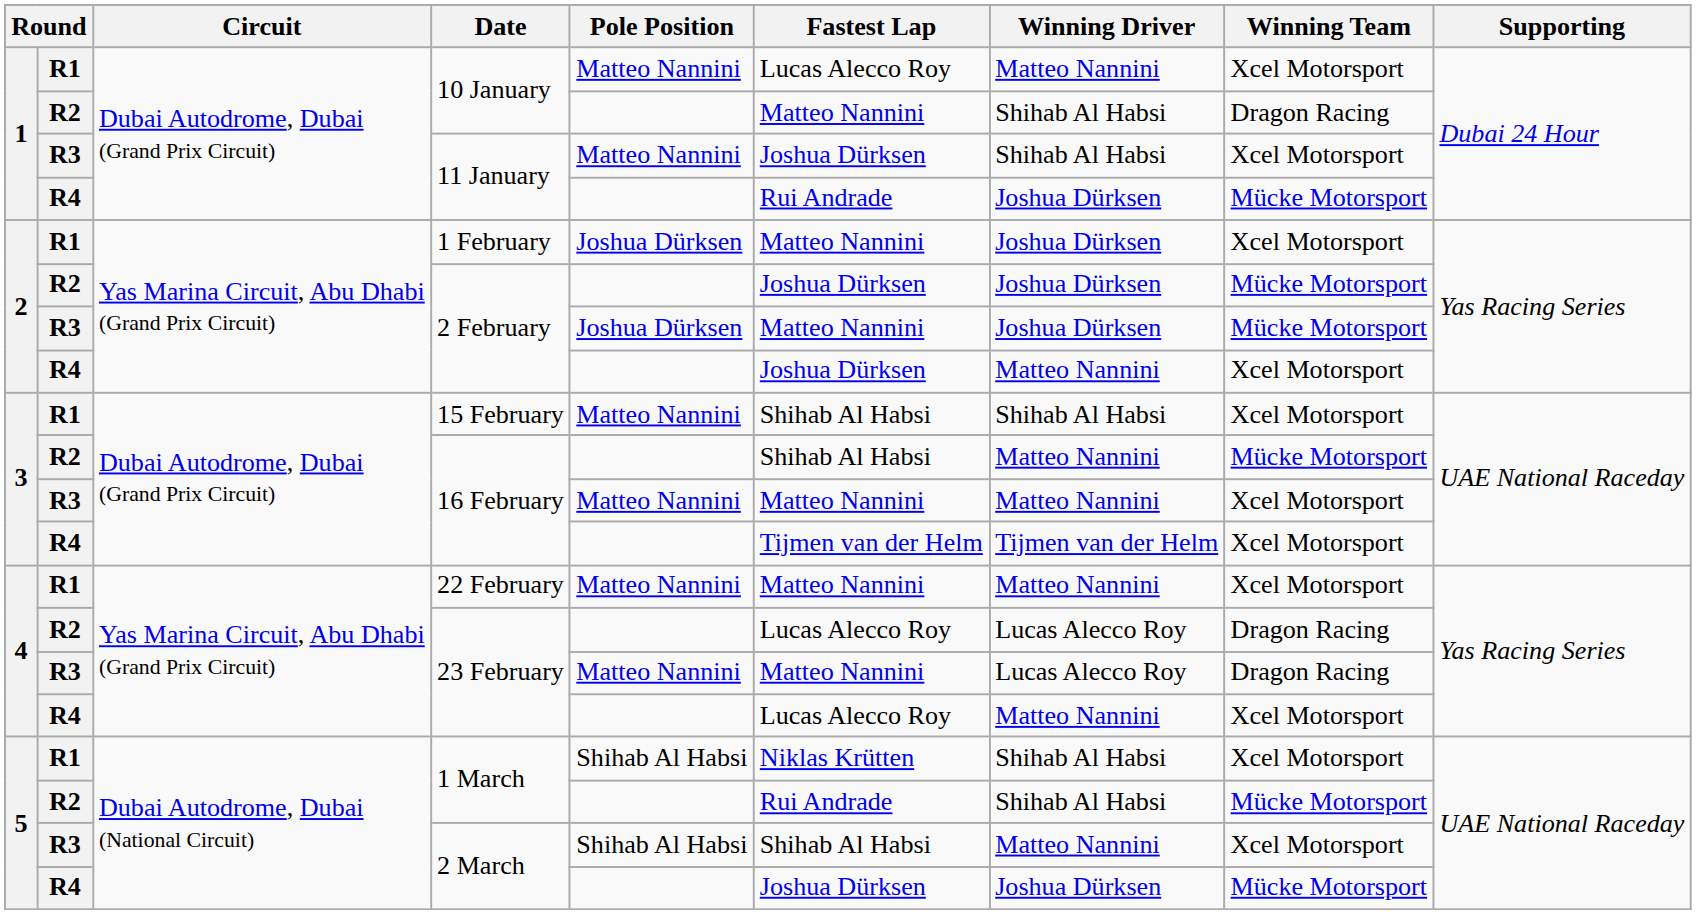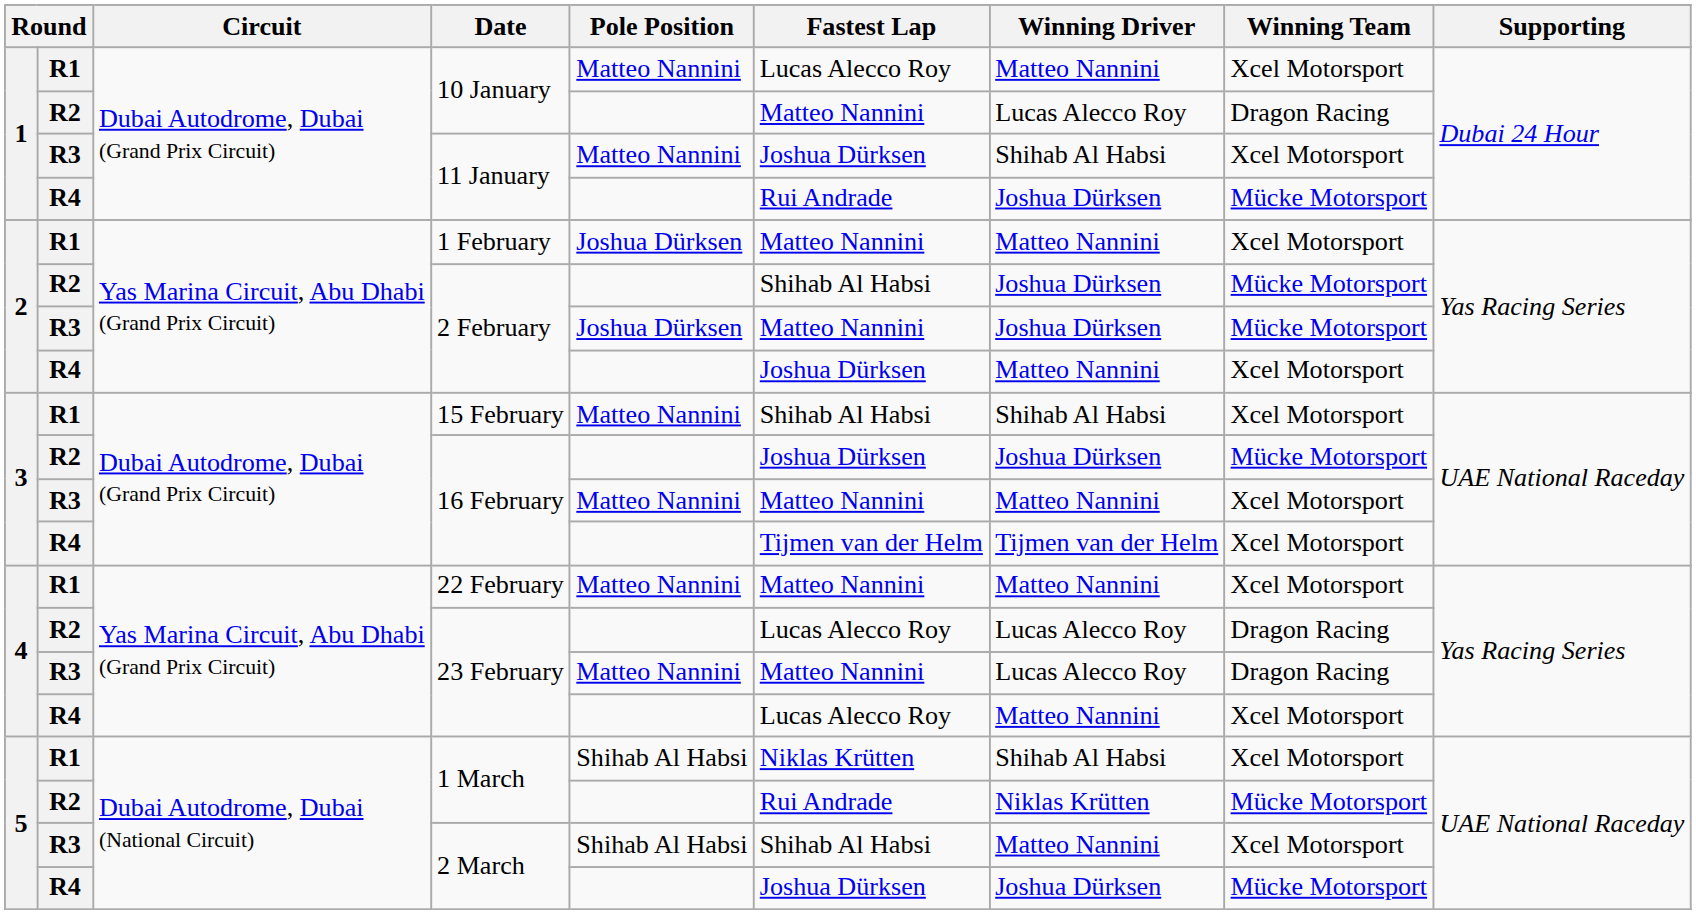(1081, 111) Shihab Al Habsi -> (1091, 111) Lucas Alecco Roy
(1078, 241) Joshua Dürksen -> (1077, 241) Matteo Nannini
(843, 284) Joshua Dürksen -> (845, 284) Shihab Al Habsi
(845, 456) Shihab Al Habsi -> (843, 456) Joshua Dürksen
(1077, 456) Matteo Nannini -> (1078, 456) Joshua Dürksen
(1081, 801) Shihab Al Habsi -> (1072, 801) Niklas Krütten
